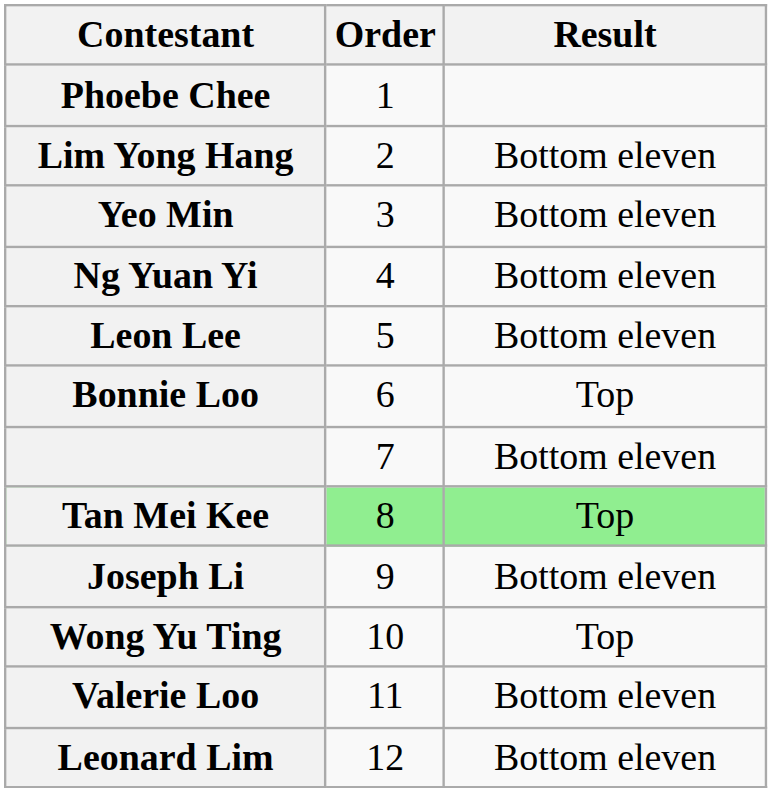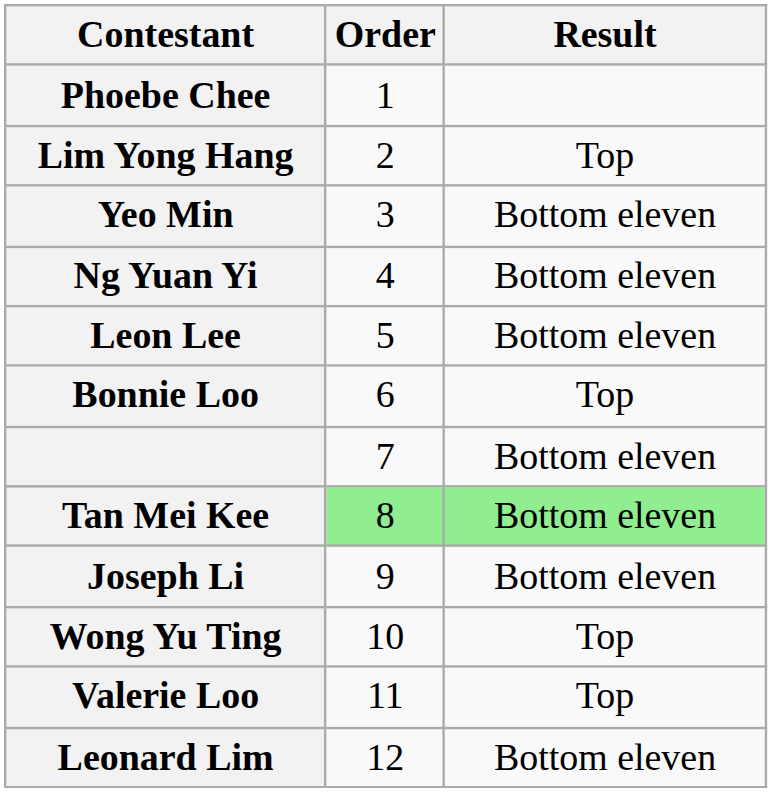(605, 154) Bottom eleven -> (605, 154) Top
(605, 515) Top -> (605, 515) Bottom eleven
(605, 696) Bottom eleven -> (605, 696) Top
